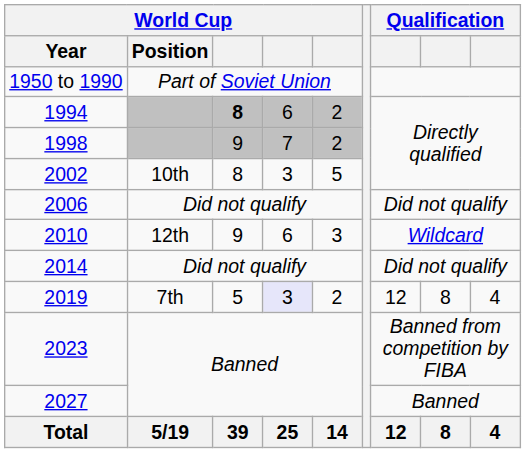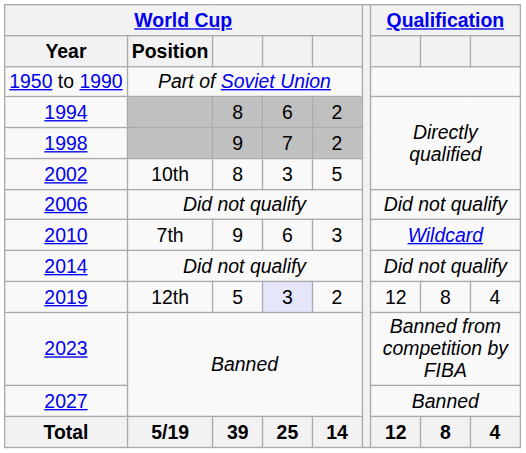(238, 113) bold -> (238, 113) normal
(170, 235) 12th -> (170, 235) 7th
(170, 297) 7th -> (170, 297) 12th
